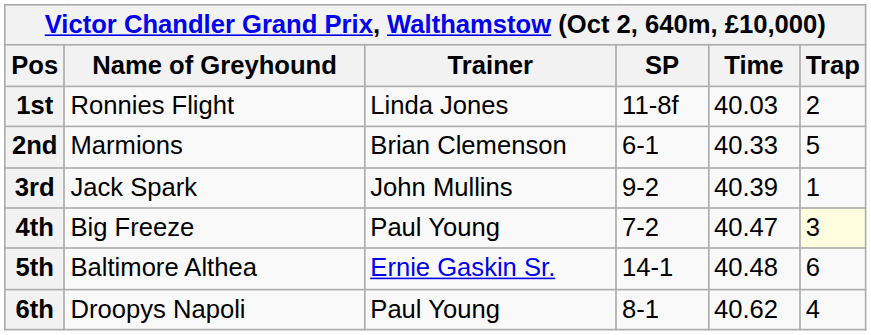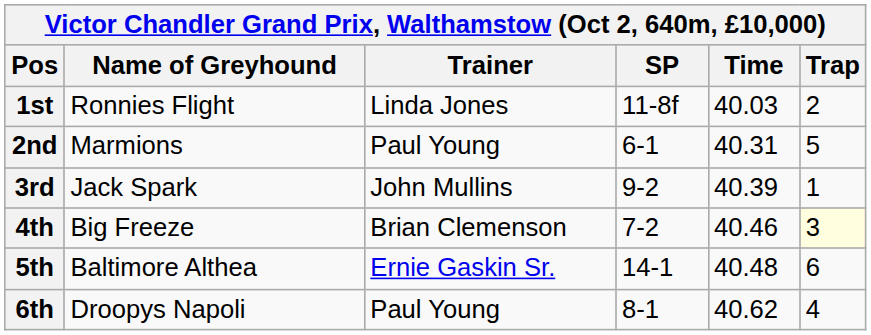(468, 146) Brian Clemenson -> (435, 146) Paul Young
(746, 146) 40.33 -> (746, 146) 40.31
(435, 227) Paul Young -> (468, 227) Brian Clemenson
(746, 227) 40.47 -> (746, 227) 40.46
